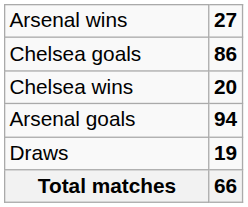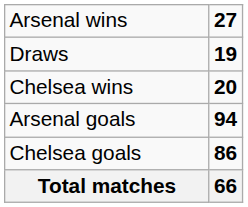rows swapped: (39, 152) <-> (75, 53)
